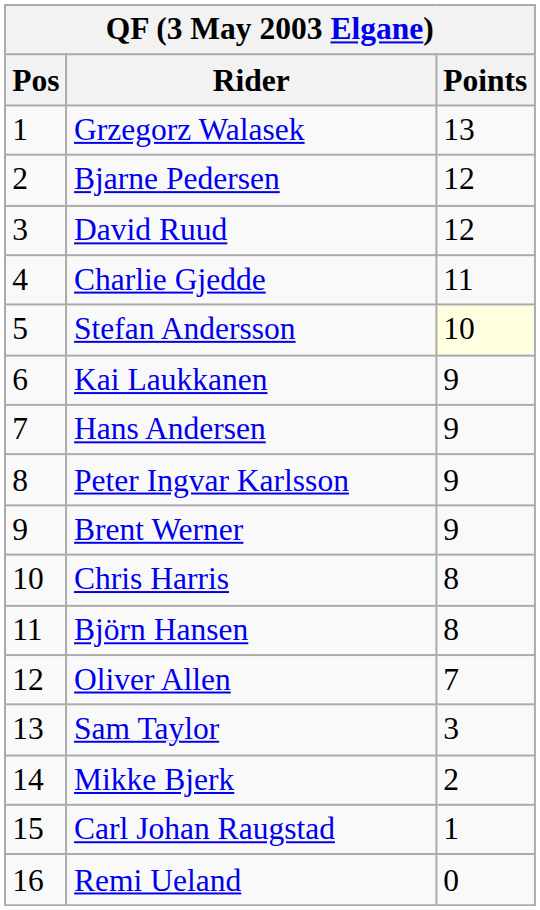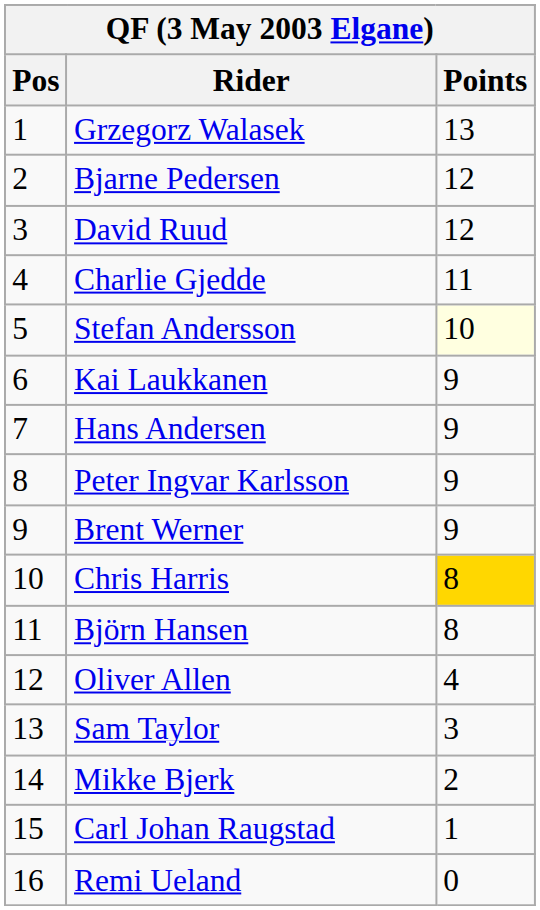(451, 579) no background -> (451, 579) gold background
(451, 679) 7 -> (451, 679) 4
